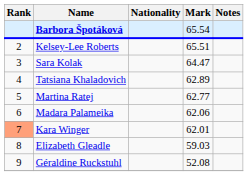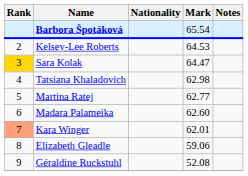(198, 47) 65.51 -> (198, 47) 64.53
(19, 63) no background -> (19, 63) gold background
(198, 80) 62.89 -> (198, 80) 62.98
(198, 113) 62.06 -> (198, 113) 62.60
(198, 145) 59.03 -> (198, 145) 59.06
